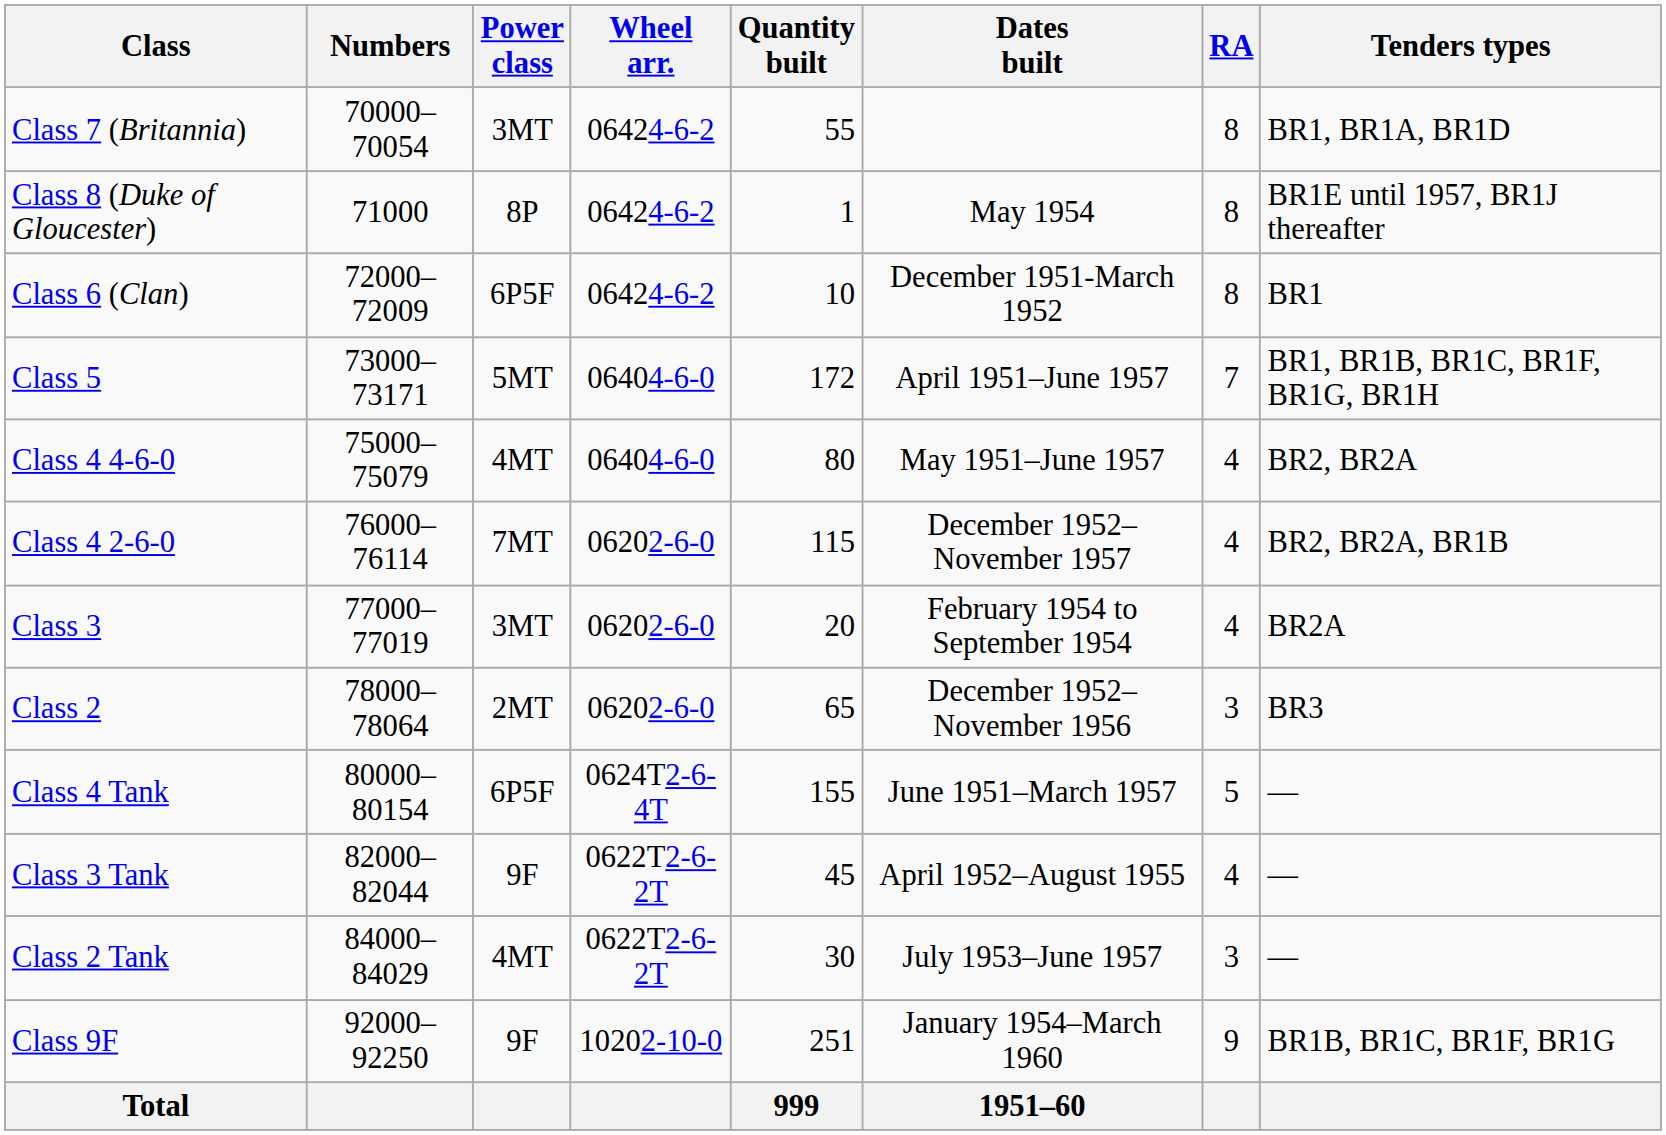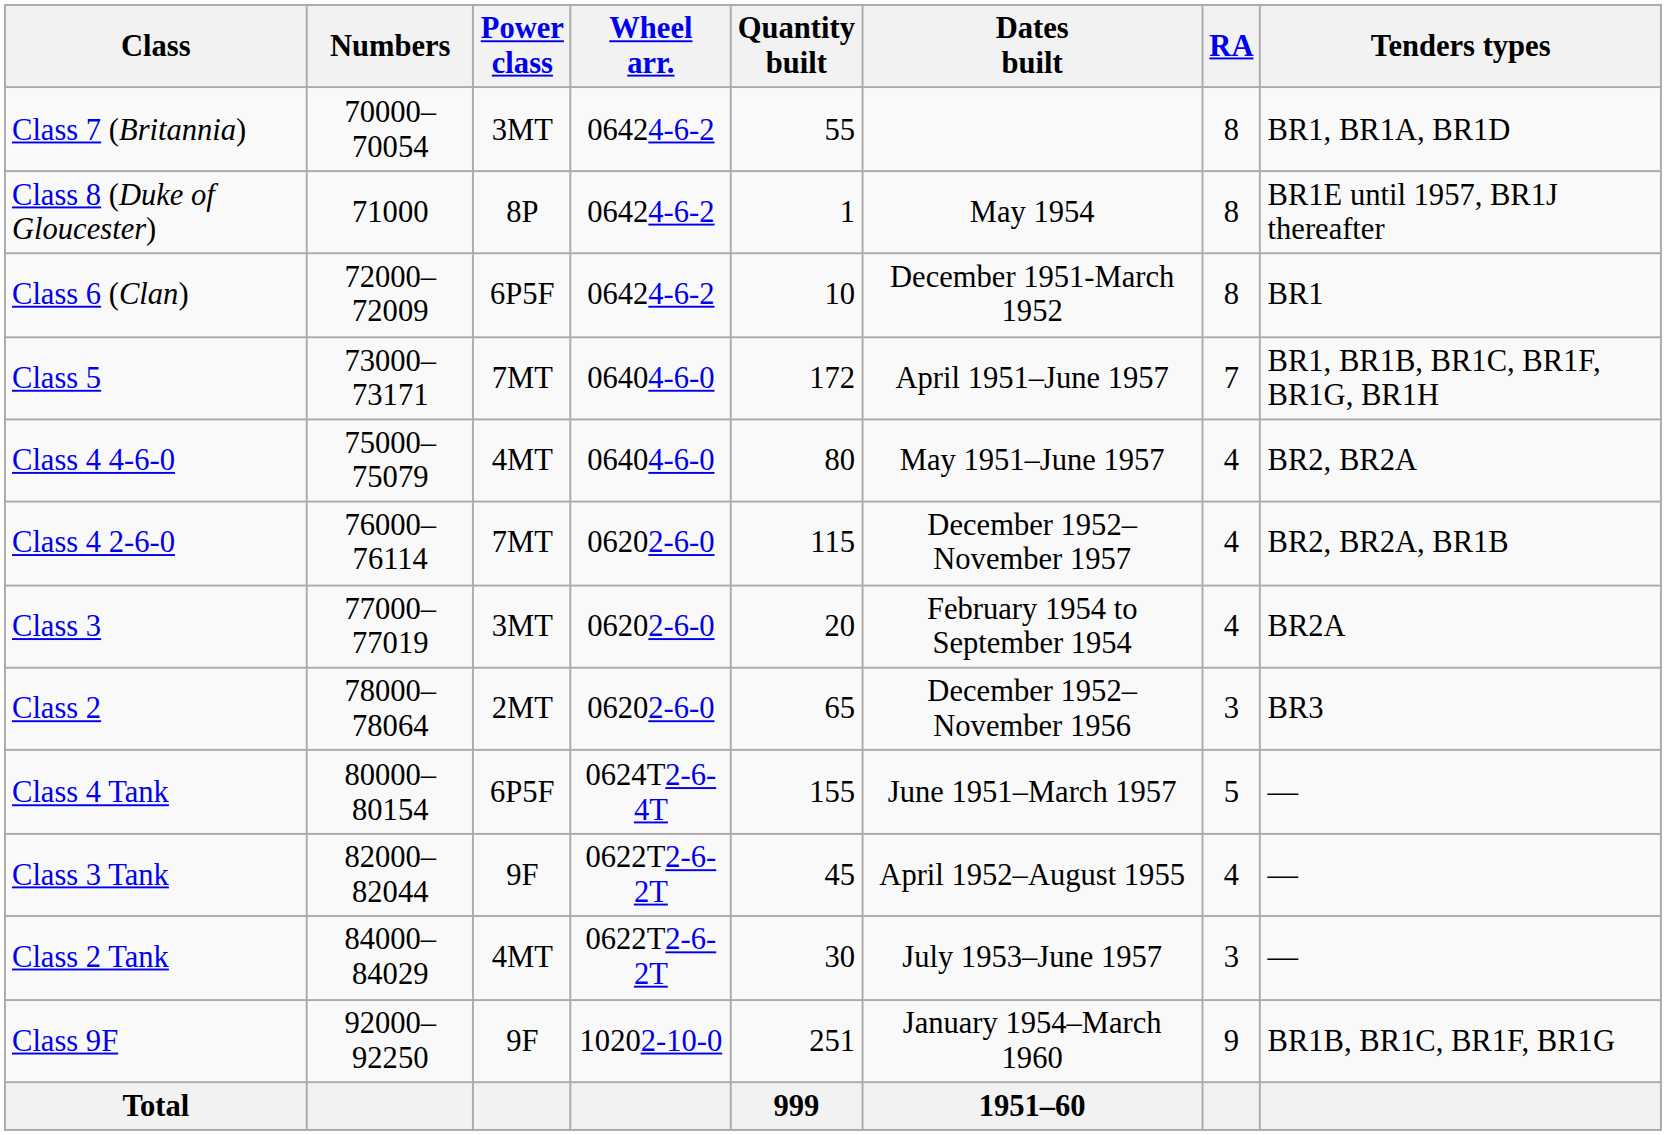(522, 377) 5MT -> (522, 377) 7MT
